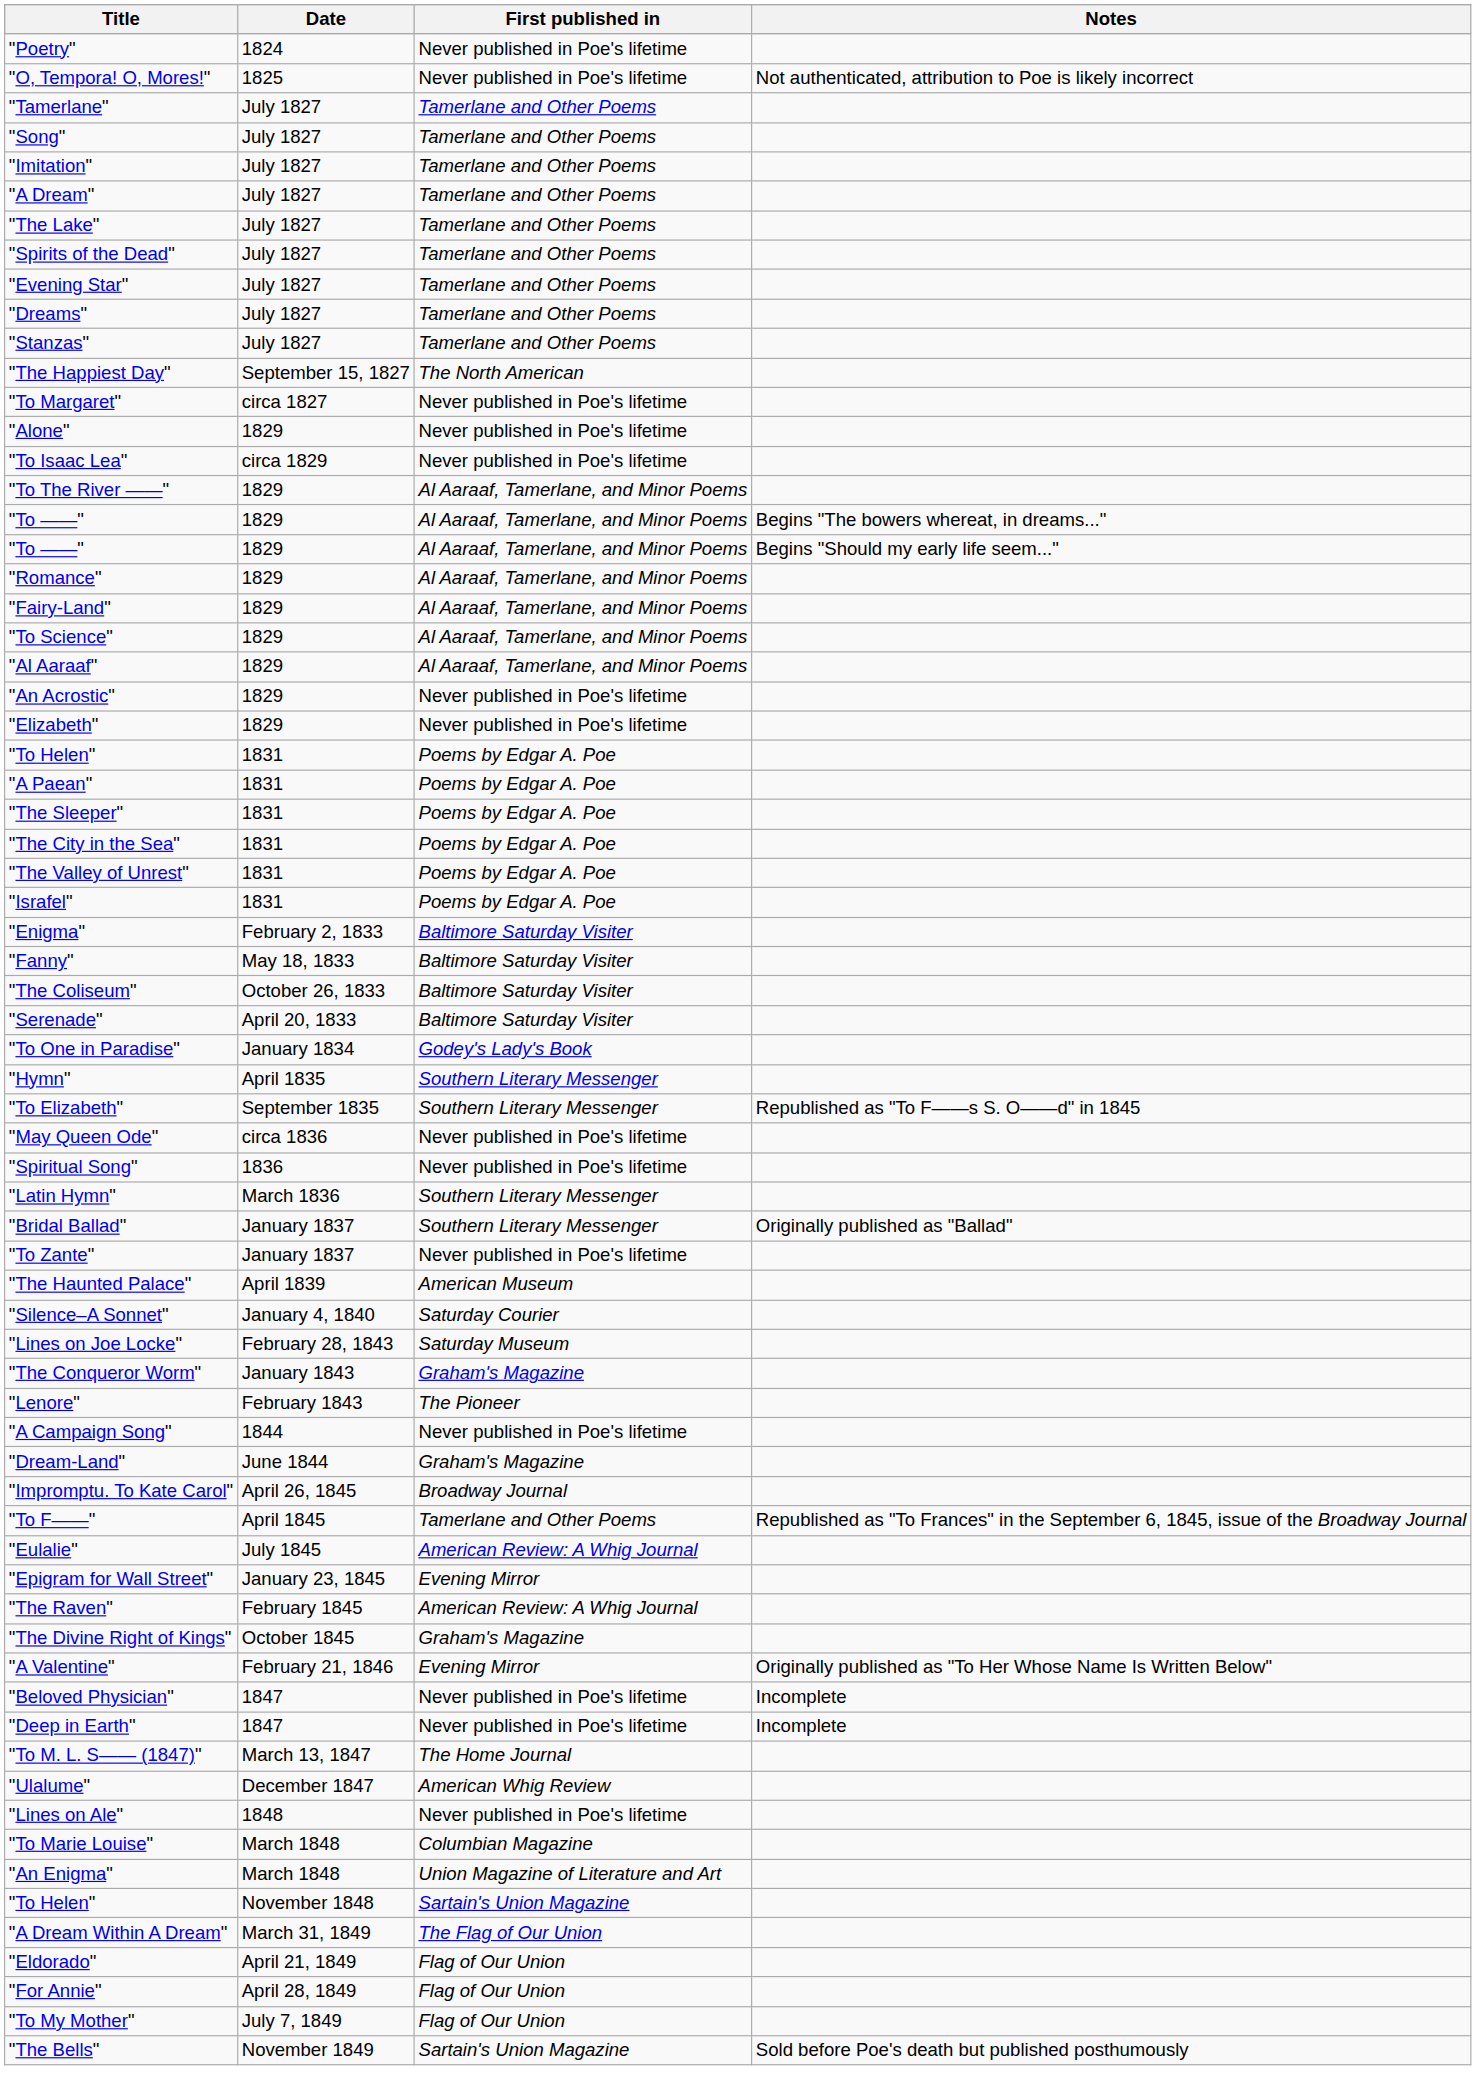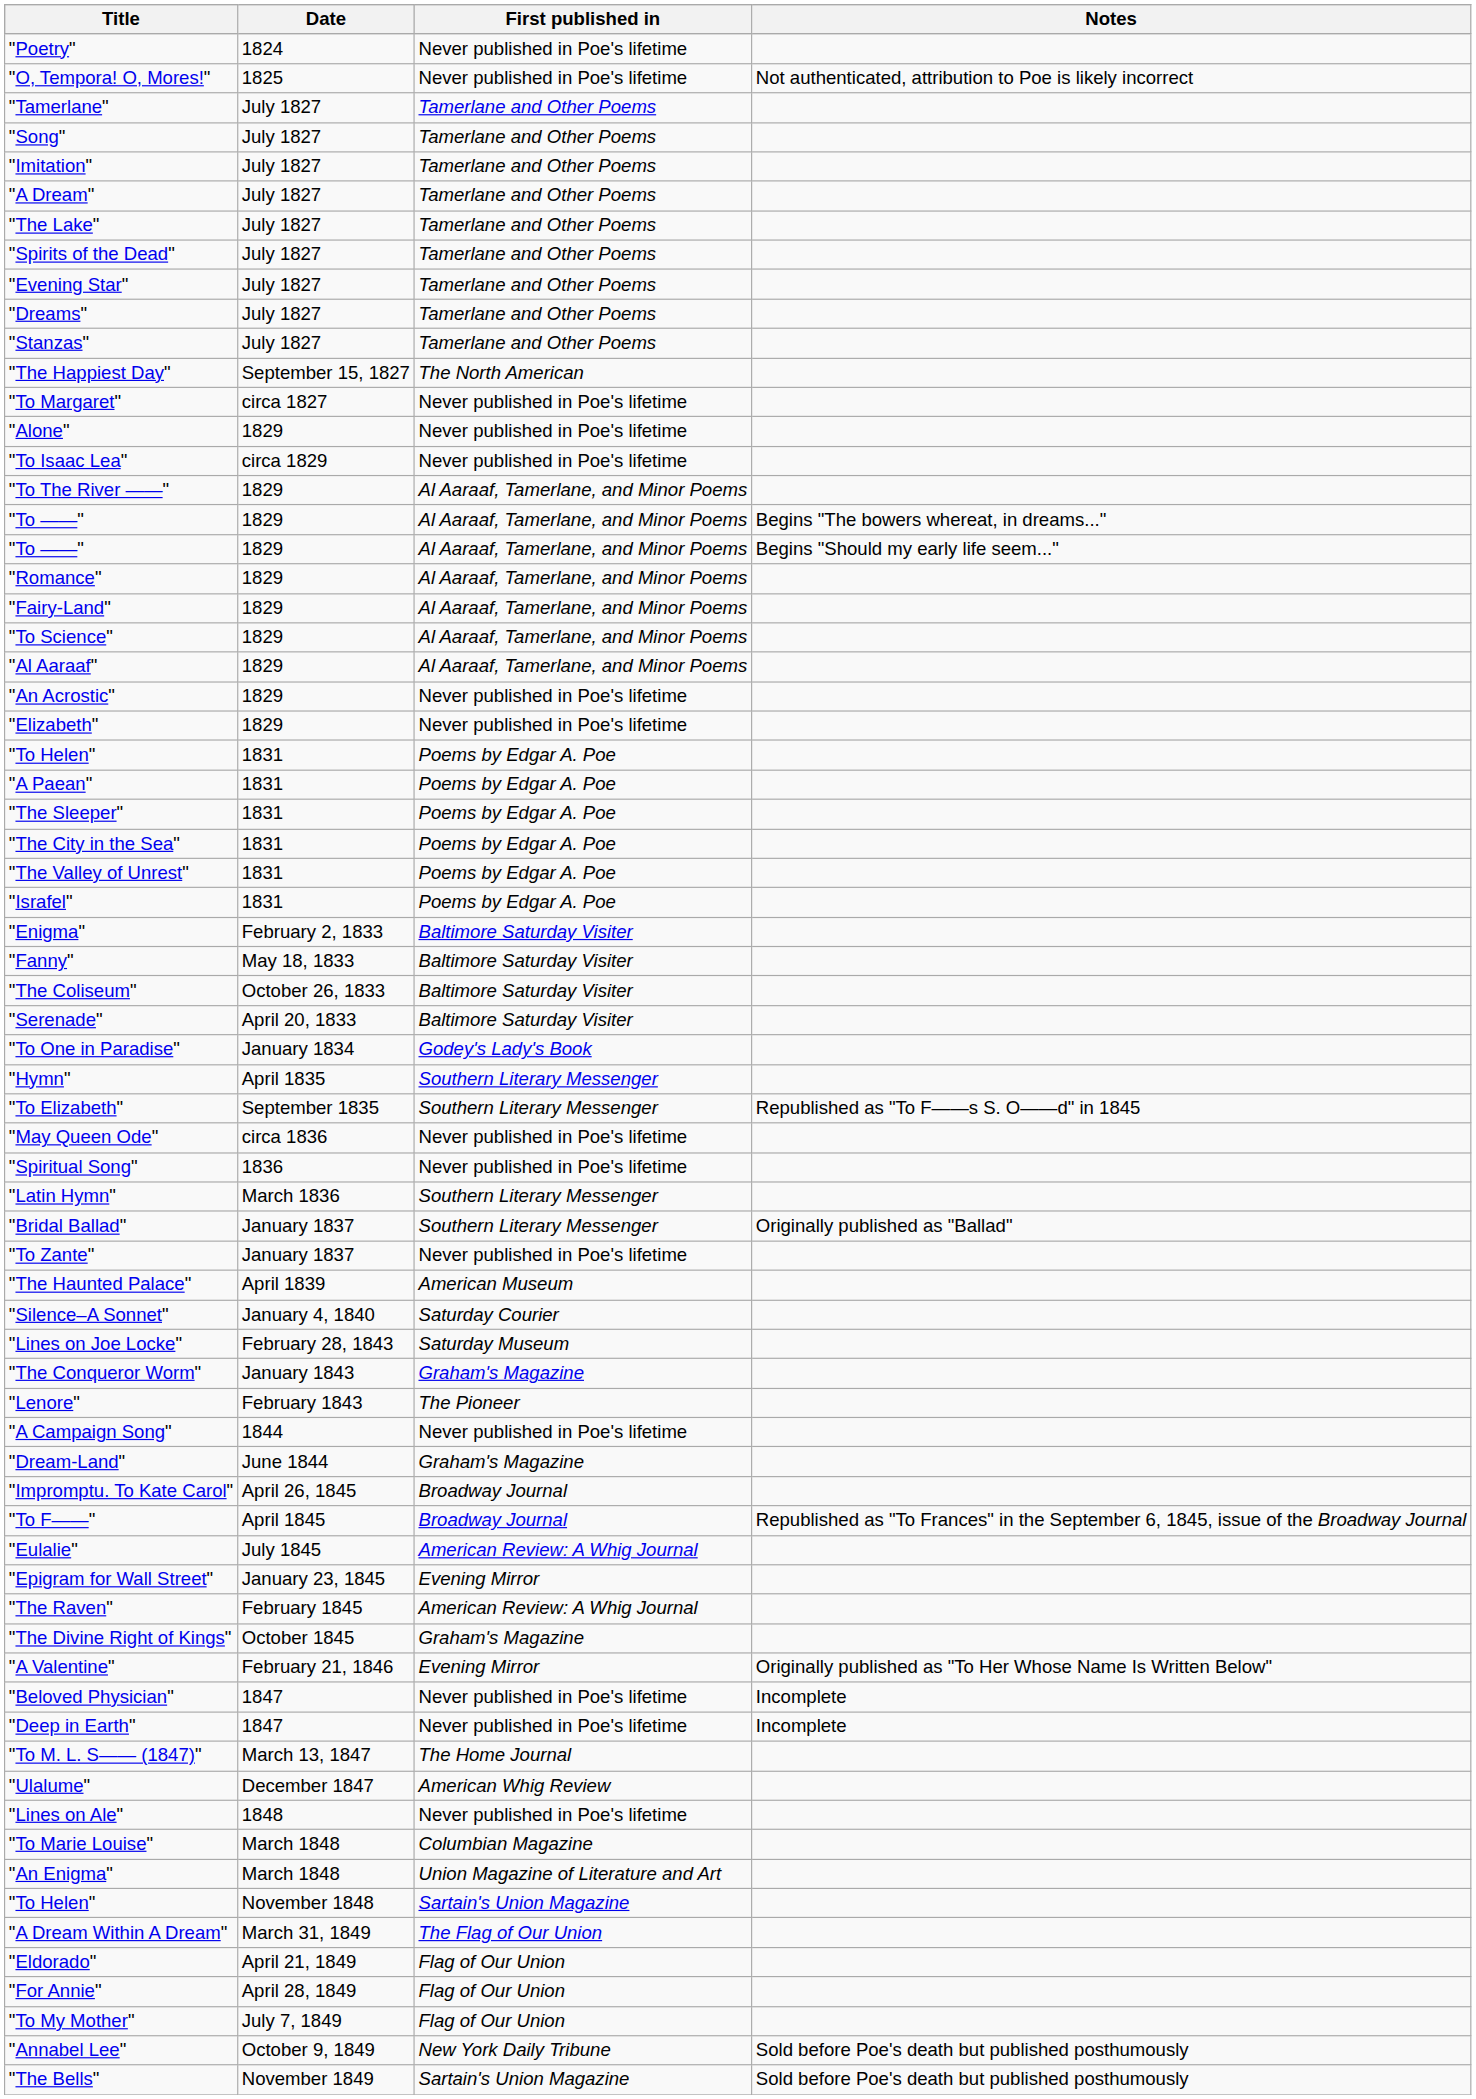(537, 1520) Tamerlane and Other Poems -> (493, 1520) Broadway Journal
+ row: (68, 2050)
